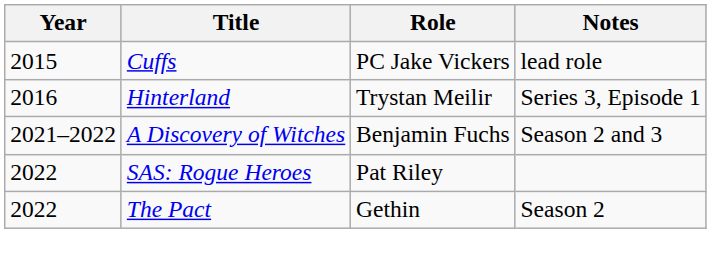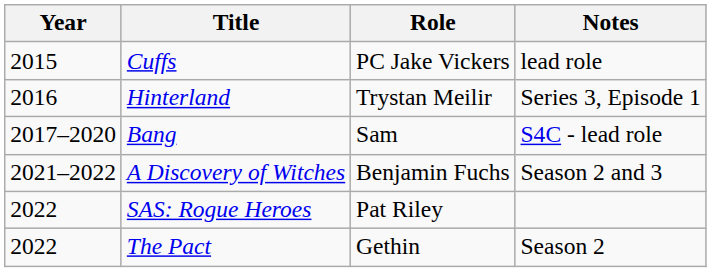+ row: (152, 135)
